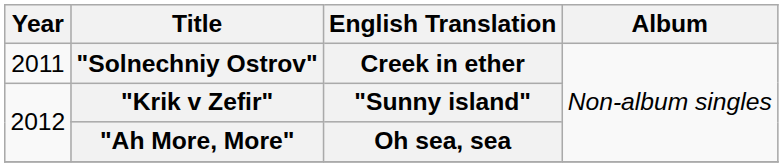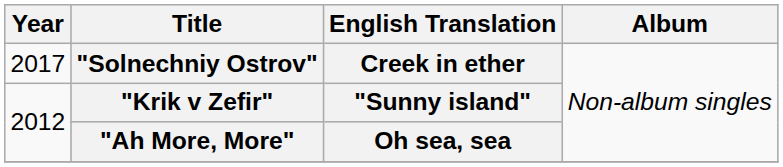(38, 63) 2011 -> (38, 63) 2017
